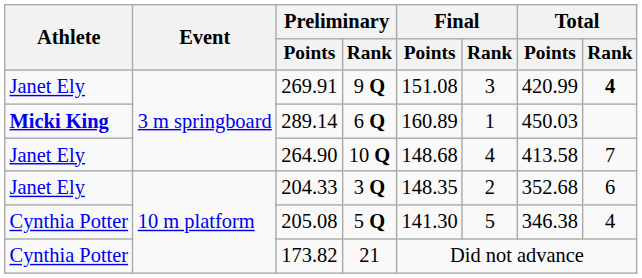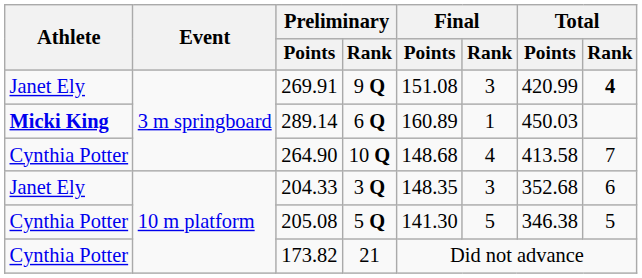(47, 154) Janet Ely -> (69, 154) Cynthia Potter
(490, 188) 2 -> (490, 188) 3
(610, 222) 4 -> (610, 222) 5
